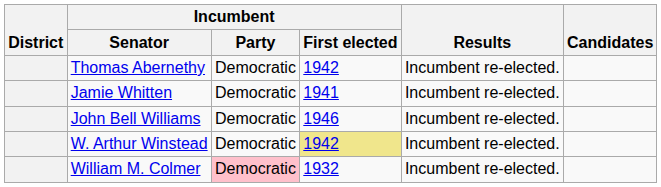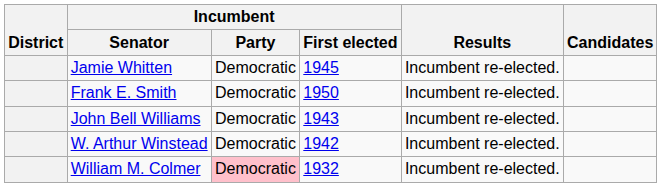- row: (138, 67)
(321, 93) 1941 -> (321, 67) 1945
+ row: (124, 93)
(321, 118) 1946 -> (321, 118) 1943
(321, 144) khaki background -> (321, 144) no background
